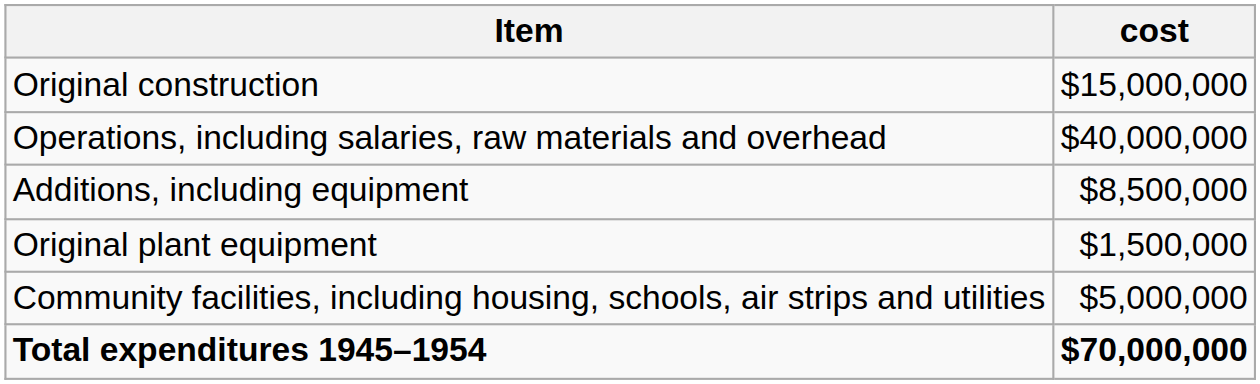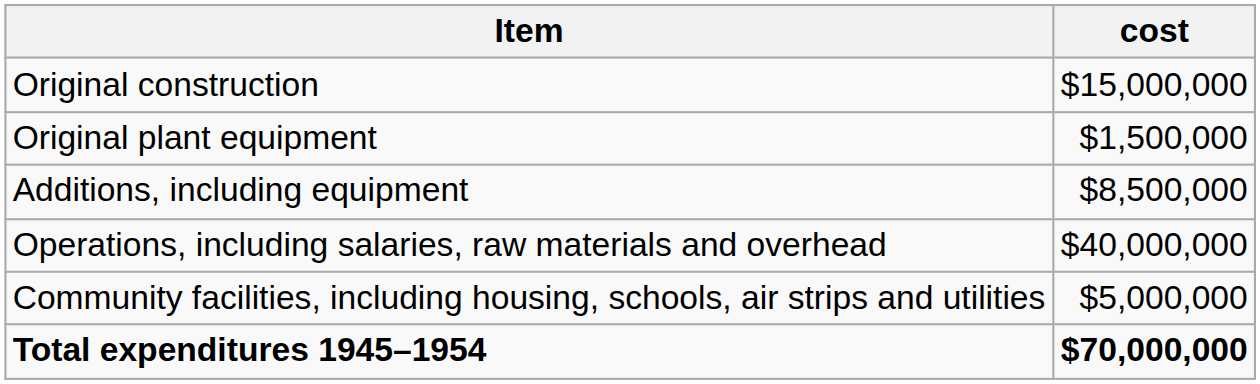rows swapped: (195, 244) <-> (450, 137)
